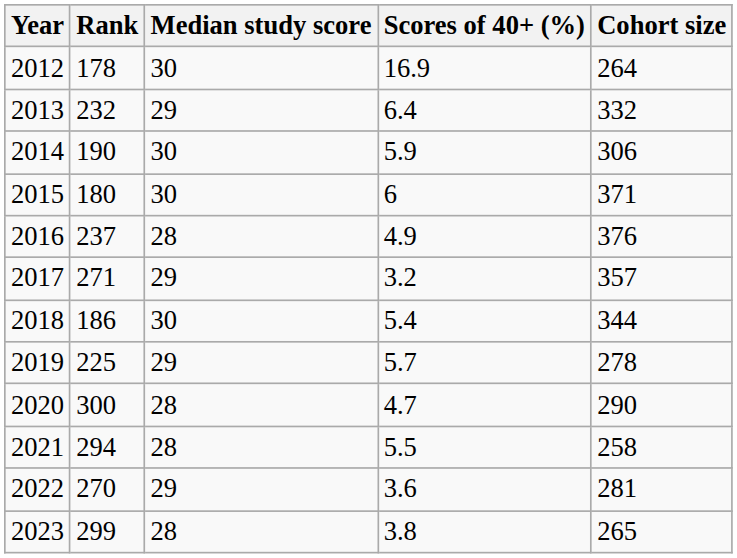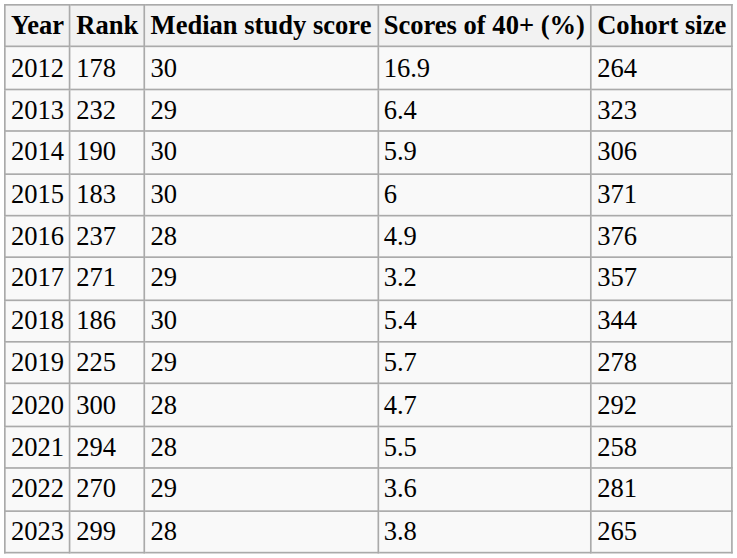(617, 109) 332 -> (617, 109) 323
(96, 194) 180 -> (96, 194) 183
(617, 404) 290 -> (617, 404) 292
